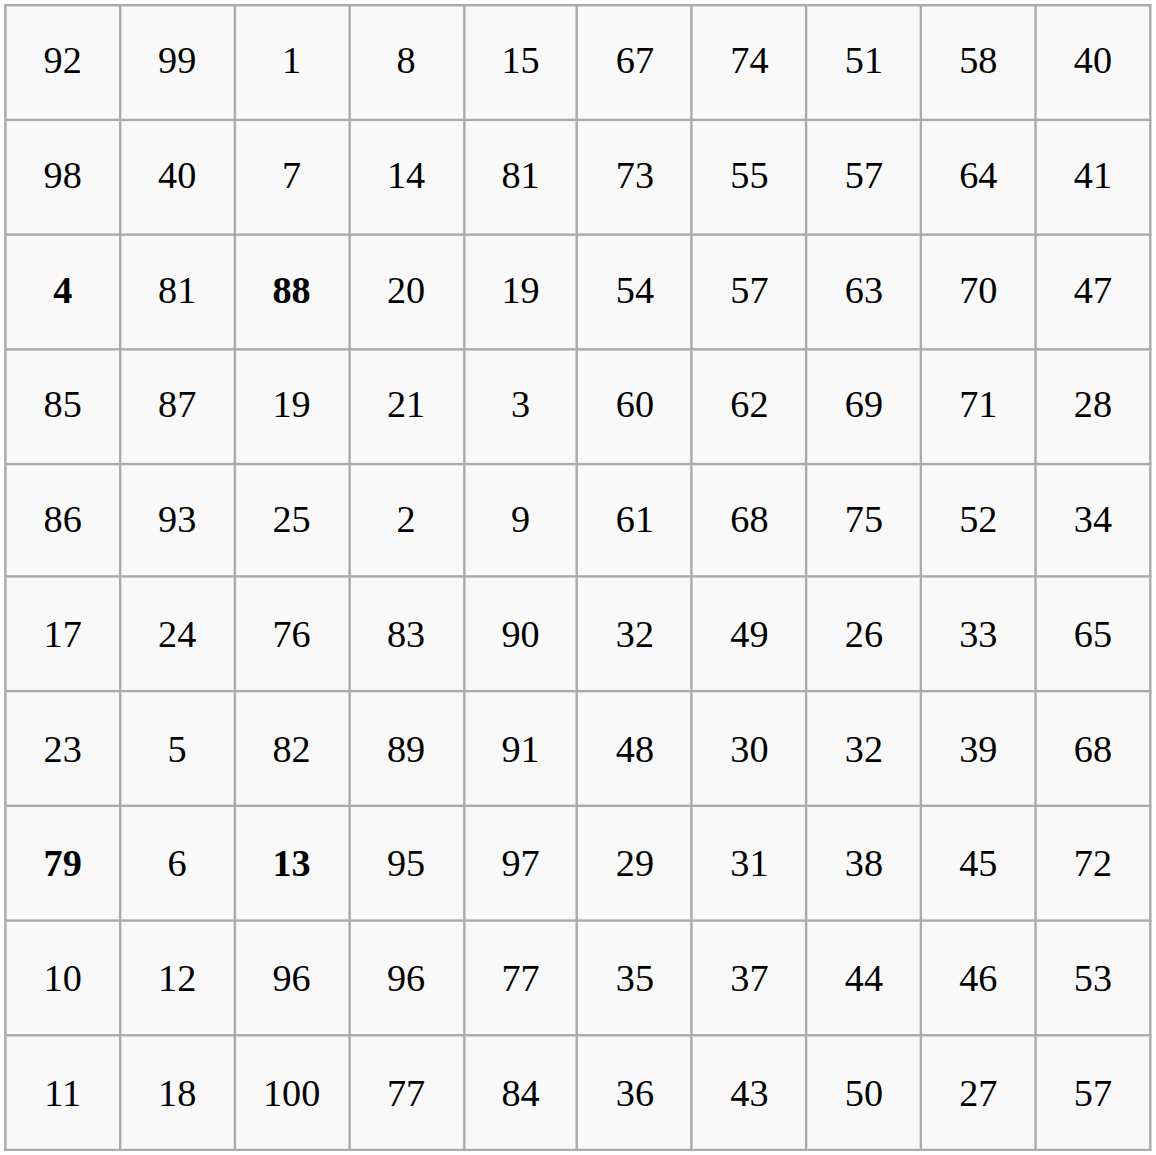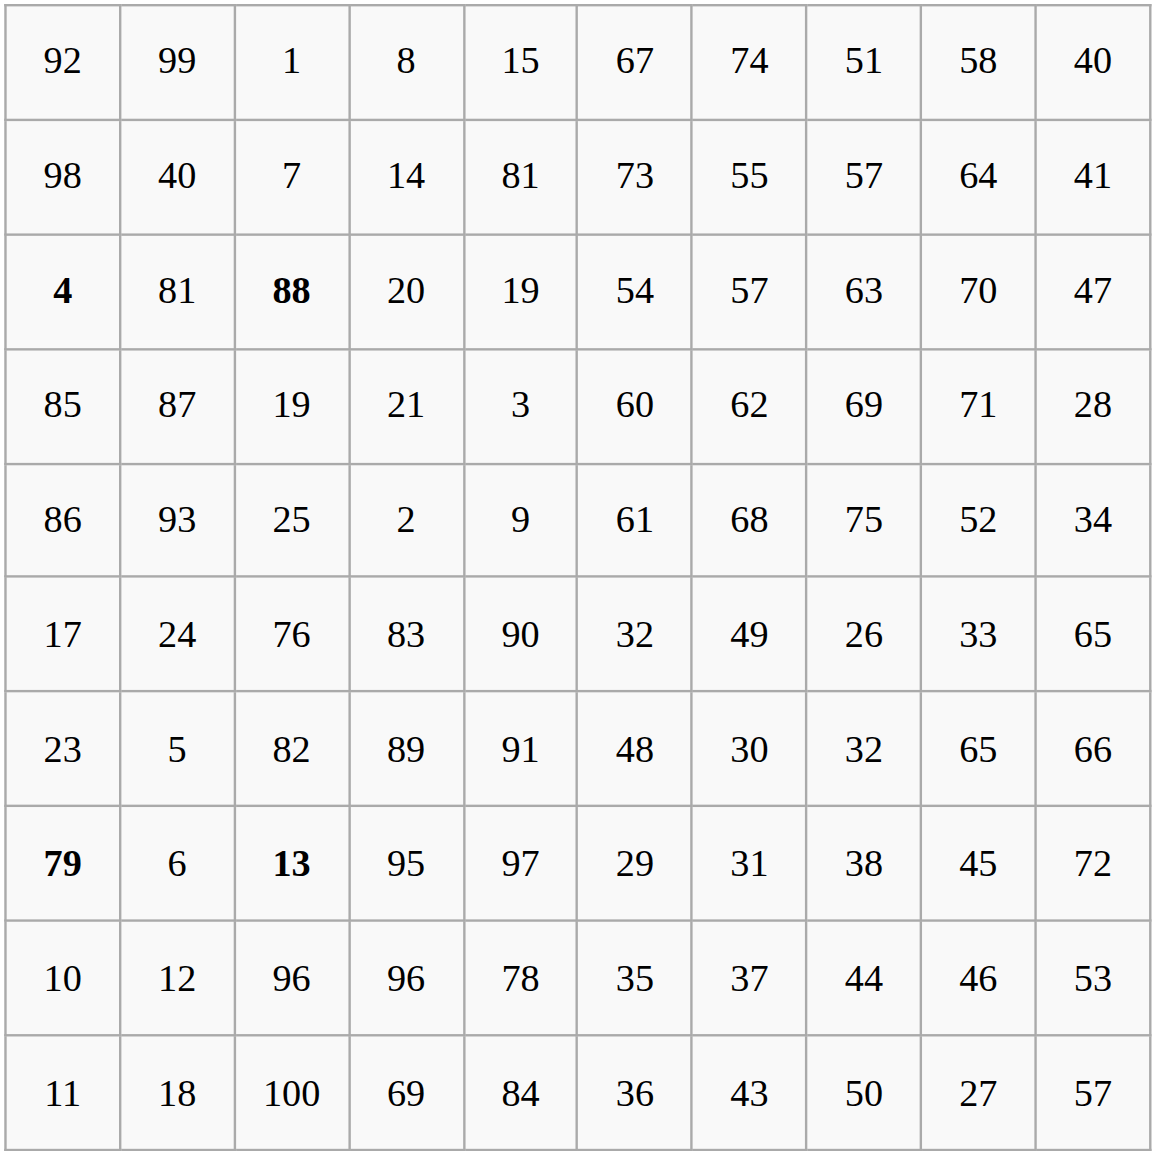(978, 748) 39 -> (978, 748) 65
(1093, 748) 68 -> (1093, 748) 66
(521, 977) 77 -> (521, 977) 78
(406, 1091) 77 -> (406, 1091) 69
